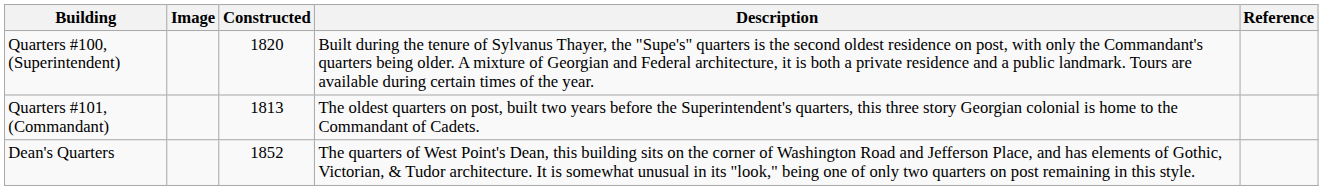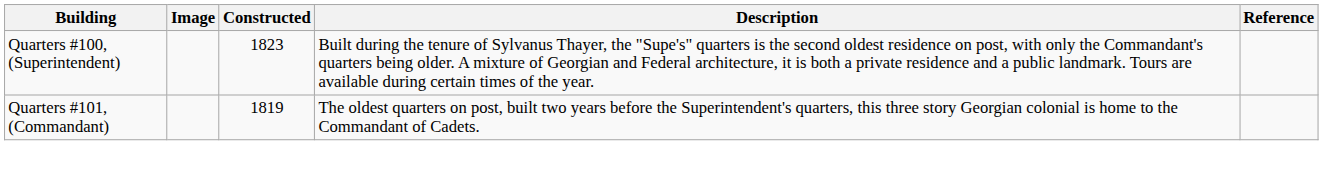(267, 44) 1820 -> (267, 44) 1823
(267, 107) 1813 -> (267, 107) 1819
- row: (61, 153)
